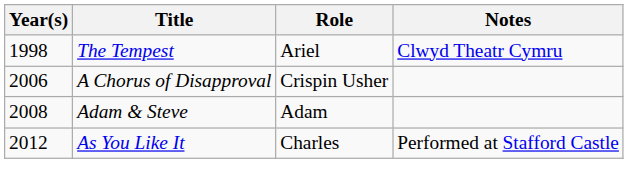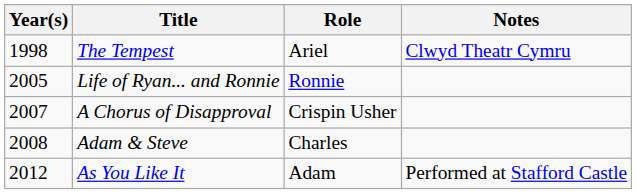+ row: (178, 81)
(28, 81) 2006 -> (28, 111) 2007
(304, 111) Adam -> (318, 142) Charles
(310, 142) Charles -> (312, 173) Adam
